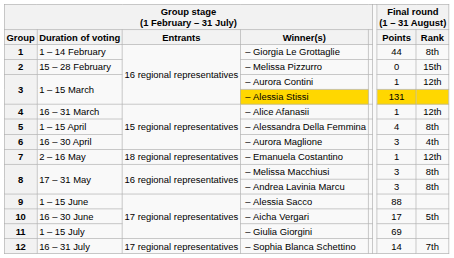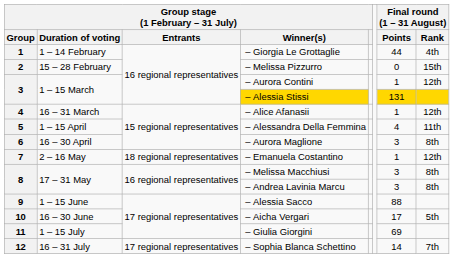(432, 52) 8th -> (432, 52) 4th
(432, 127) 8th -> (432, 127) 11th
(432, 142) 4th -> (432, 142) 8th
